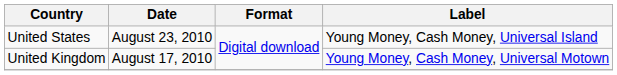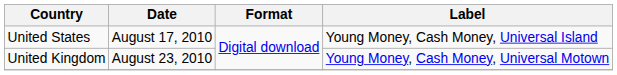(162, 37) August 23, 2010 -> (162, 37) August 17, 2010
(162, 59) August 17, 2010 -> (162, 59) August 23, 2010
